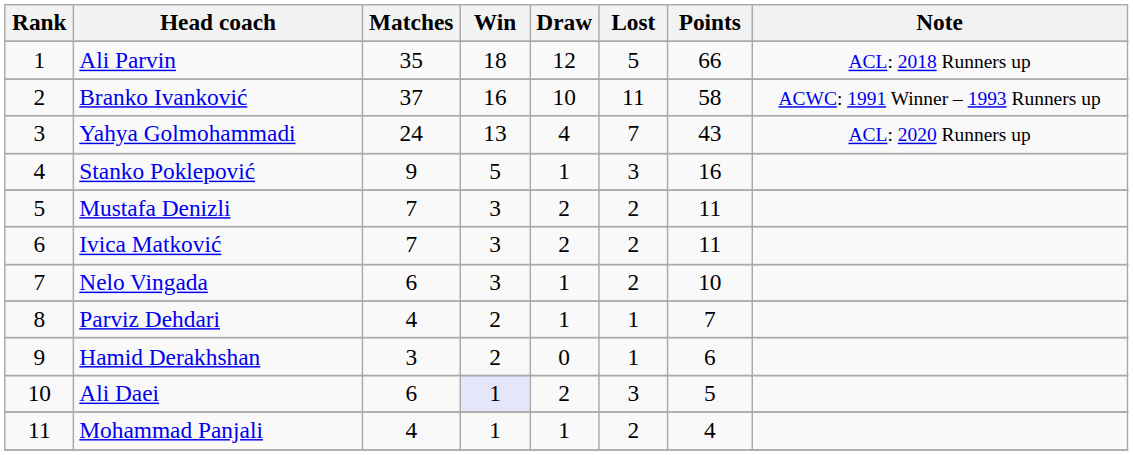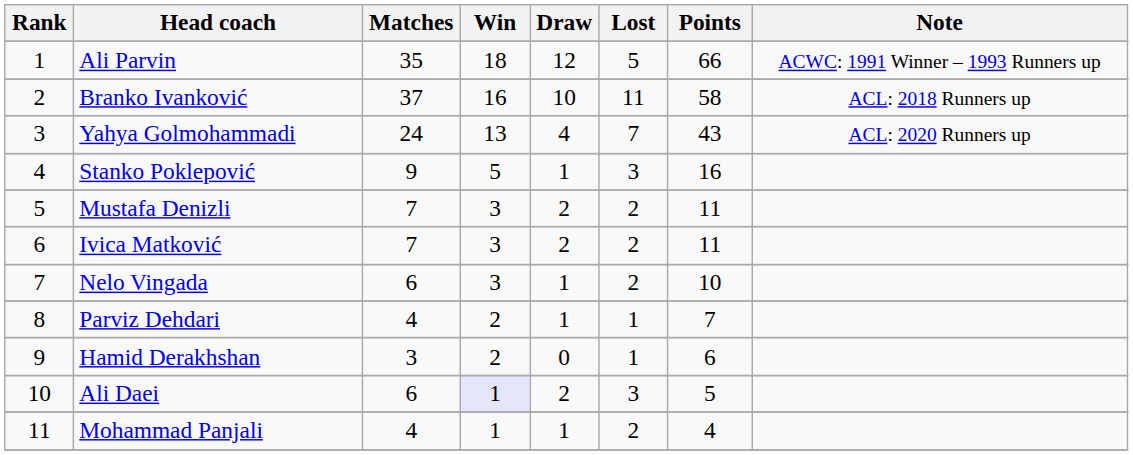(940, 61) ACL: 2018 Runners up -> (940, 61) ACWC: 1991 Winner – 1993 Runners up
(940, 98) ACWC: 1991 Winner – 1993 Runners up -> (940, 98) ACL: 2018 Runners up
